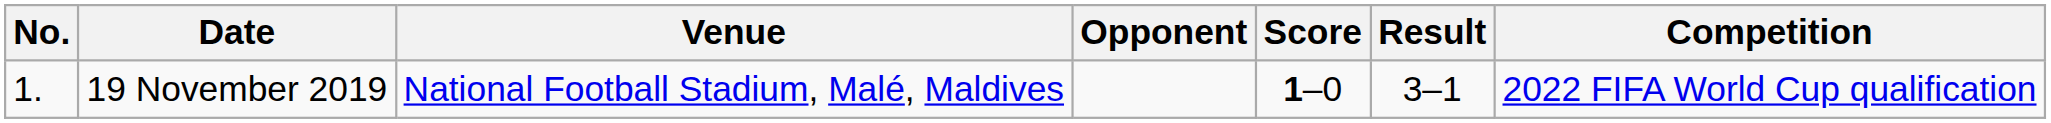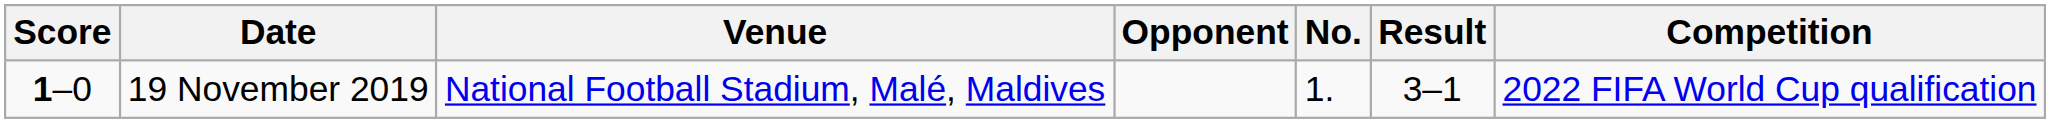columns swapped: (42, 32) <-> (1313, 32)
